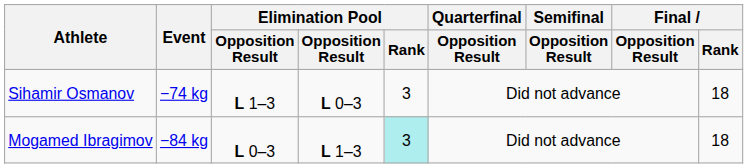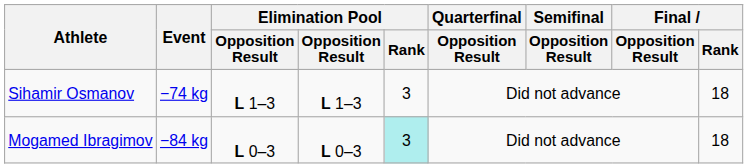(341, 104) L 0–3 -> (341, 104) L 1–3
(341, 151) L 1–3 -> (341, 151) L 0–3
